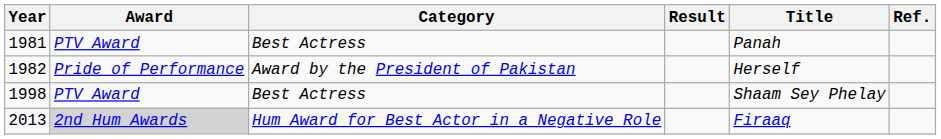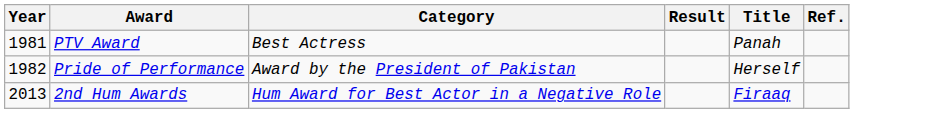- row: (27, 95)
(121, 121) lightgrey background -> (121, 95) no background
